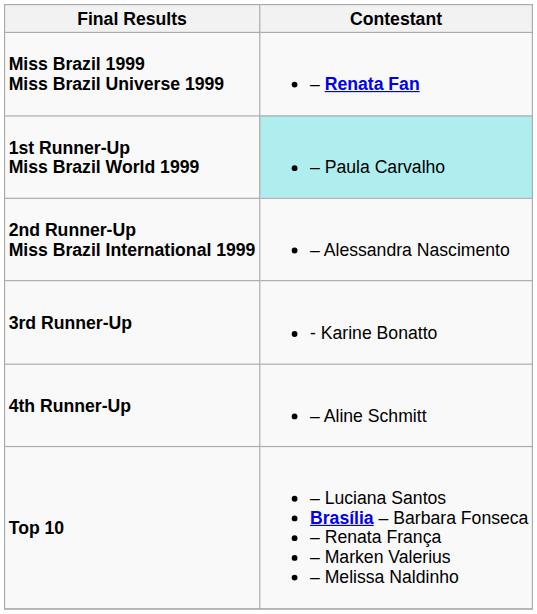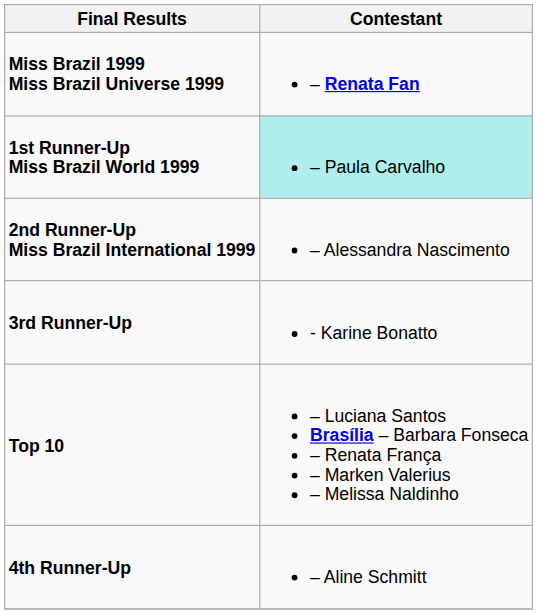rows swapped: (70, 406) <-> (36, 528)
